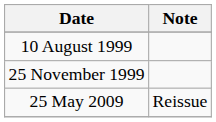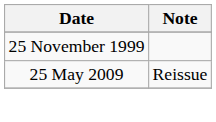- row: (77, 46)
